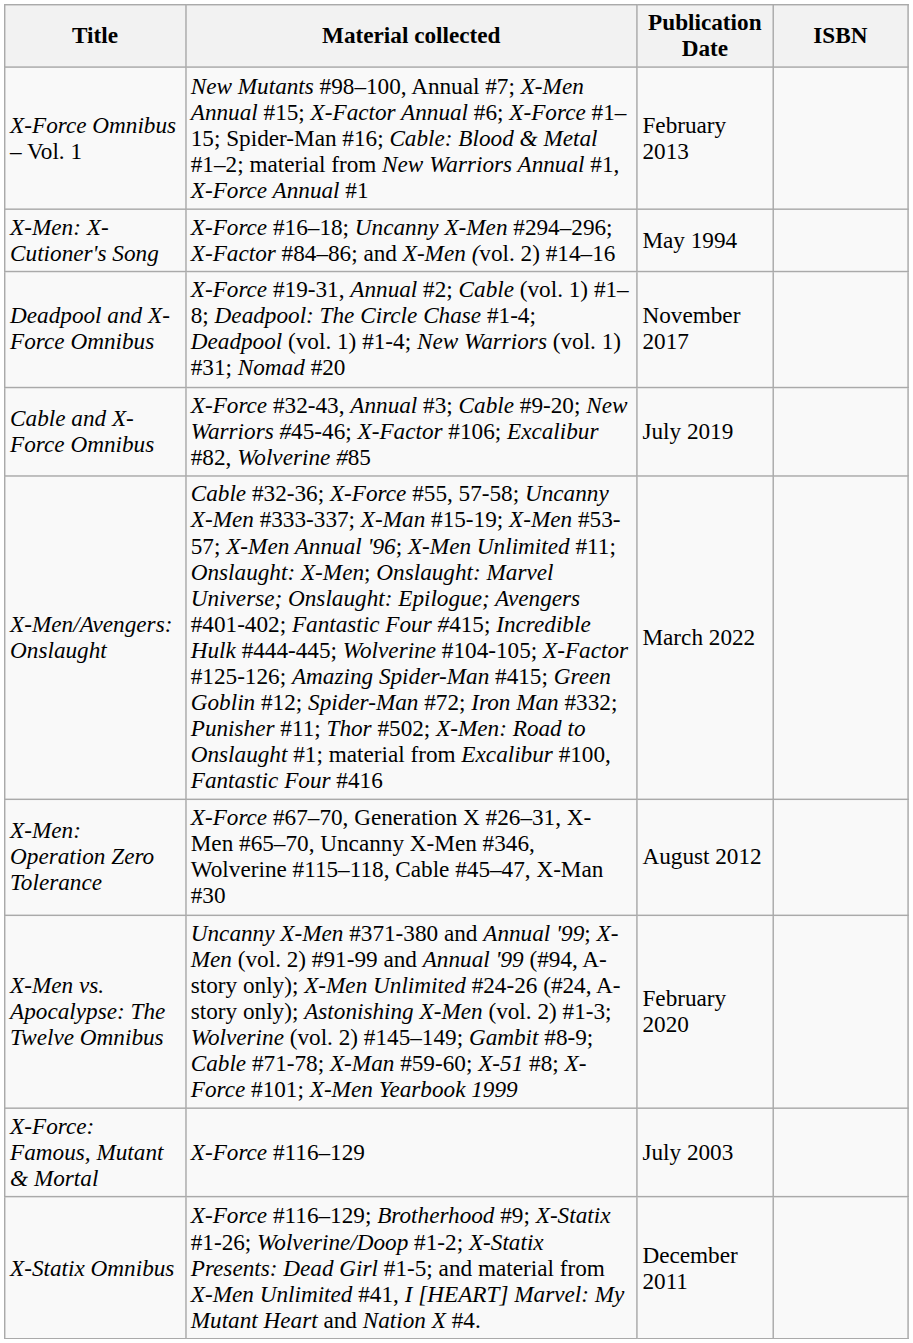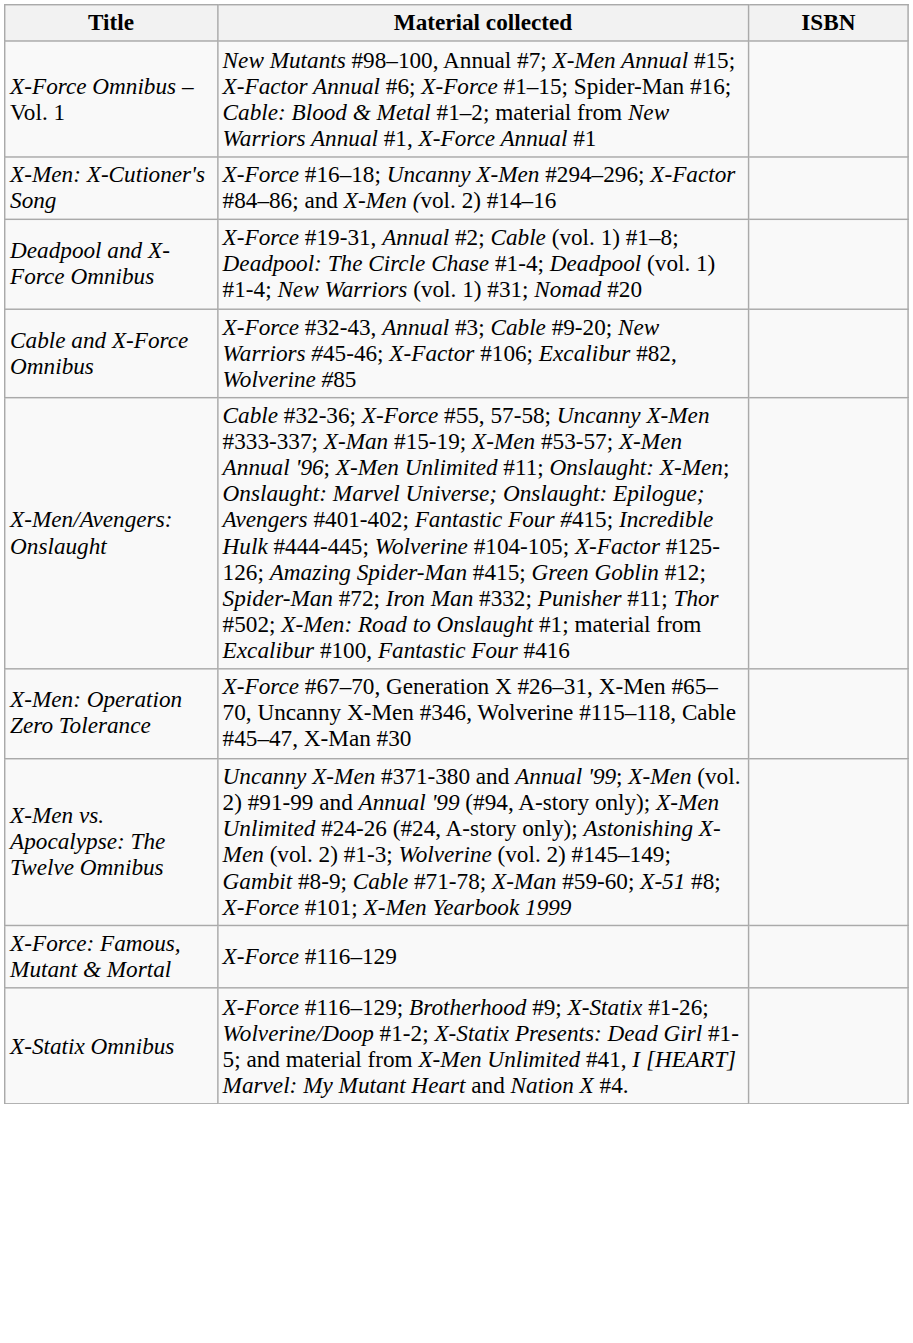- column: (705, 35)
